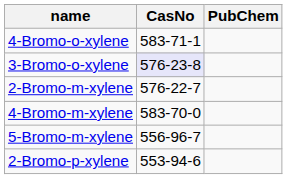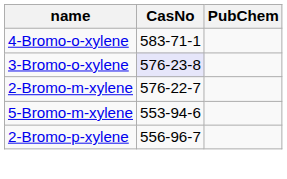- row: (70, 112)
(170, 137) 556-96-7 -> (170, 112) 553-94-6
(170, 161) 553-94-6 -> (170, 137) 556-96-7
